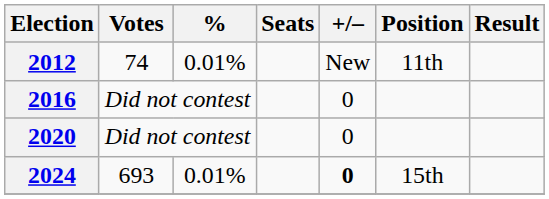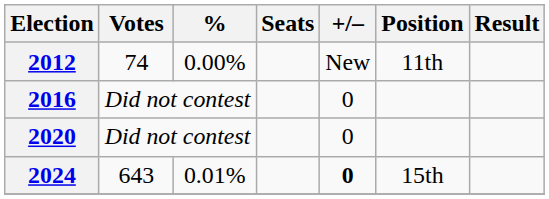(215, 61) 0.01% -> (215, 61) 0.00%
(136, 174) 693 -> (136, 174) 643
